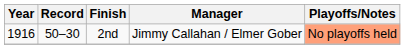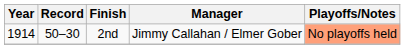(21, 34) 1916 -> (21, 34) 1914
